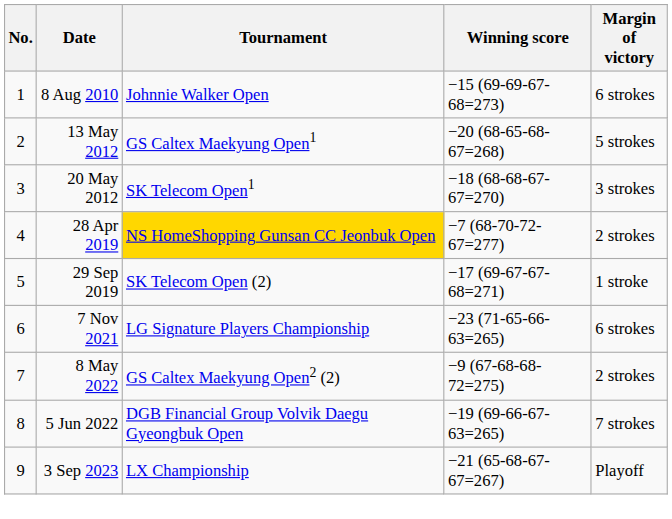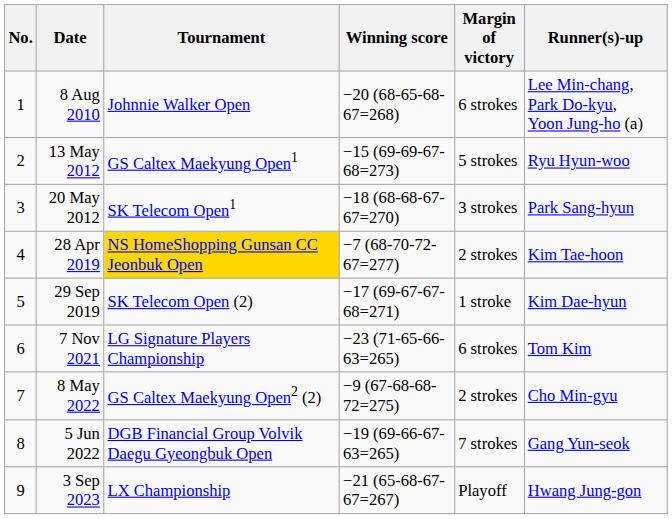+ column: (595, 37)
(499, 94) −15 (69-69-67-68=273) -> (394, 104) −20 (68-65-68-67=268)
(499, 141) −20 (68-65-68-67=268) -> (394, 161) −15 (69-69-67-68=273)
